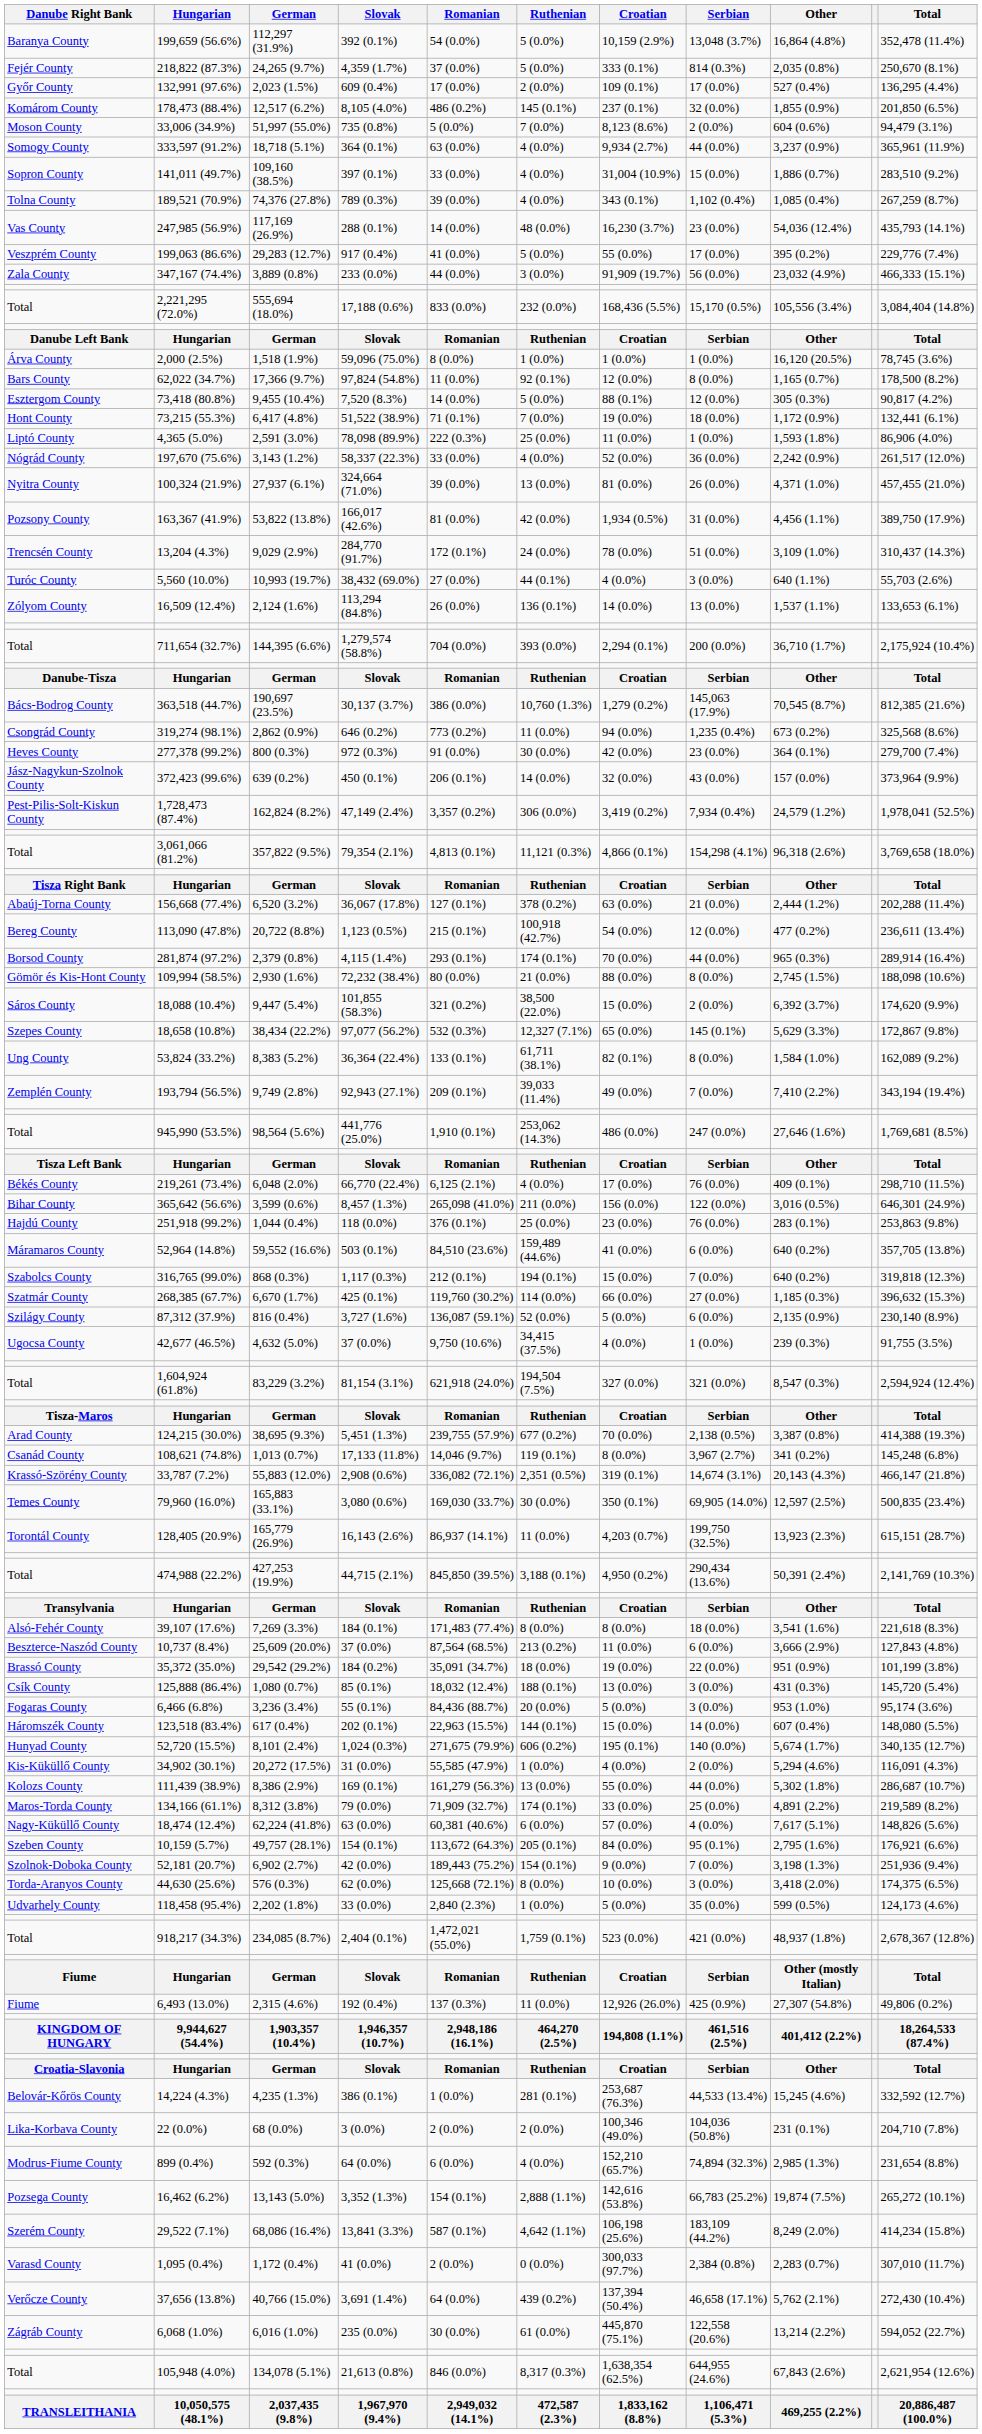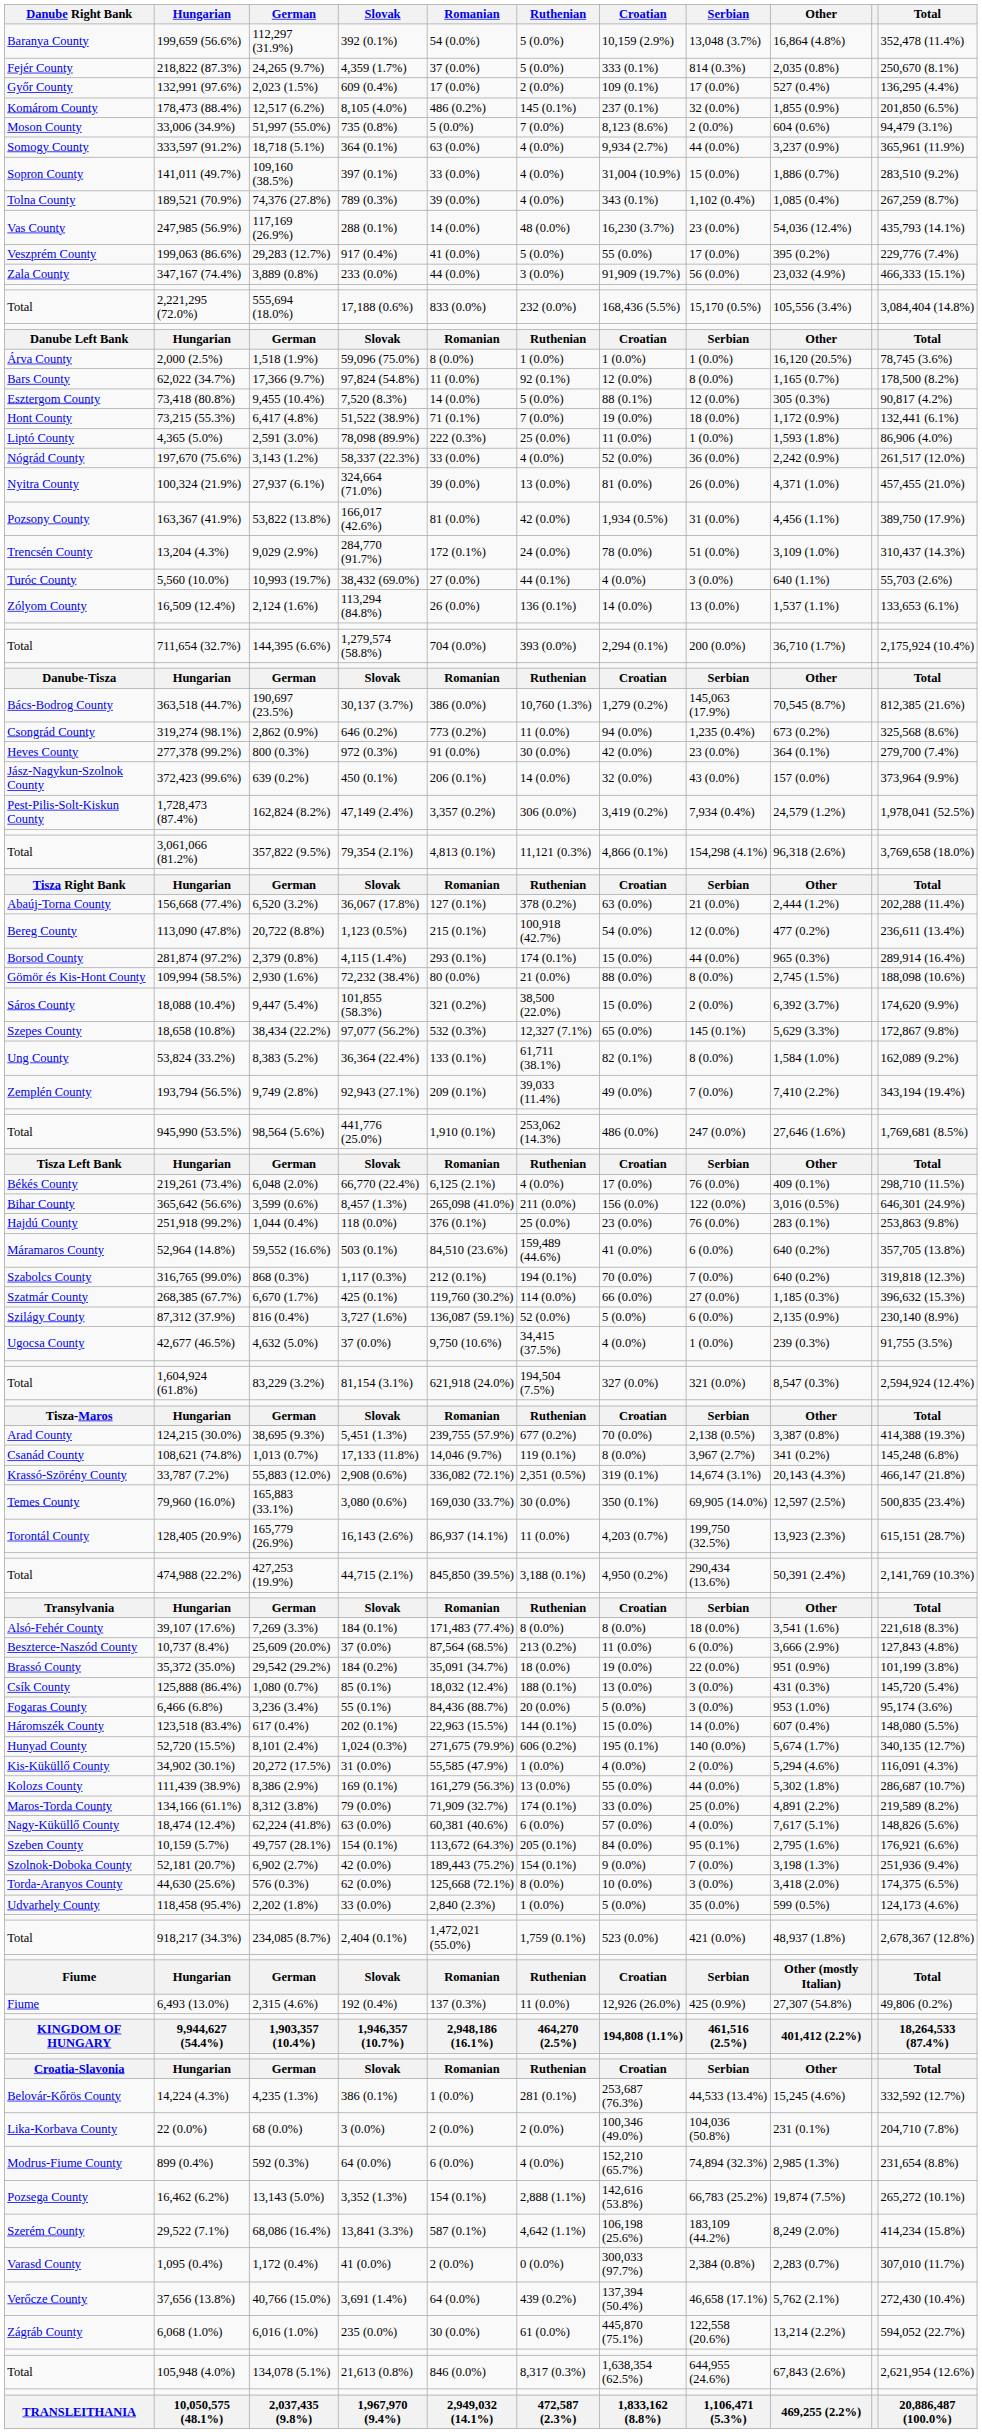(627, 958) 70 (0.0%) -> (627, 958) 15 (0.0%)
(627, 1277) 15 (0.0%) -> (627, 1277) 70 (0.0%)
